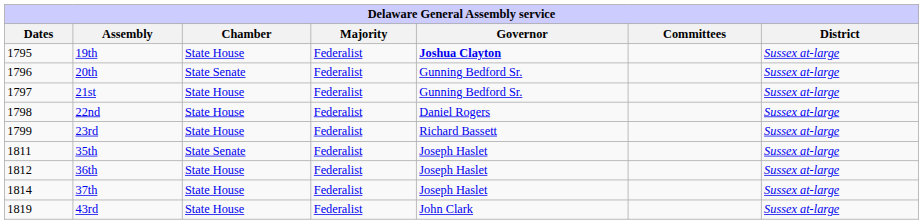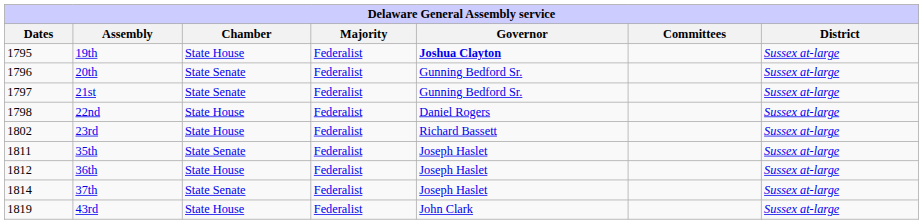(215, 92) State House -> (215, 92) State Senate
(20, 131) 1799 -> (20, 131) 1802
(215, 190) State House -> (215, 190) State Senate
